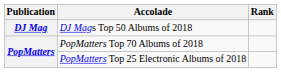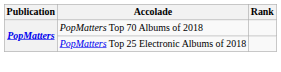- row: (126, 28)
